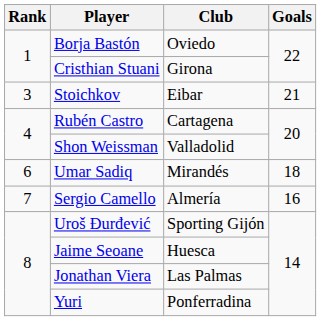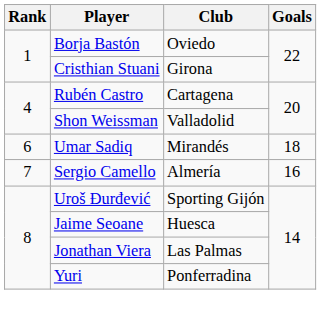- row: (87, 95)
